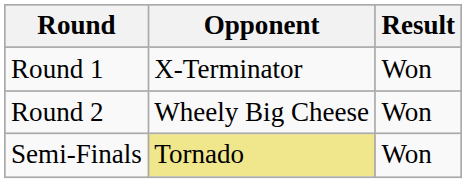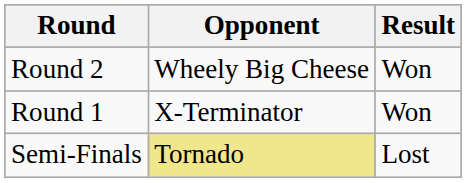rows swapped: (57, 68) <-> (57, 111)
(407, 154) Won -> (406, 154) Lost
